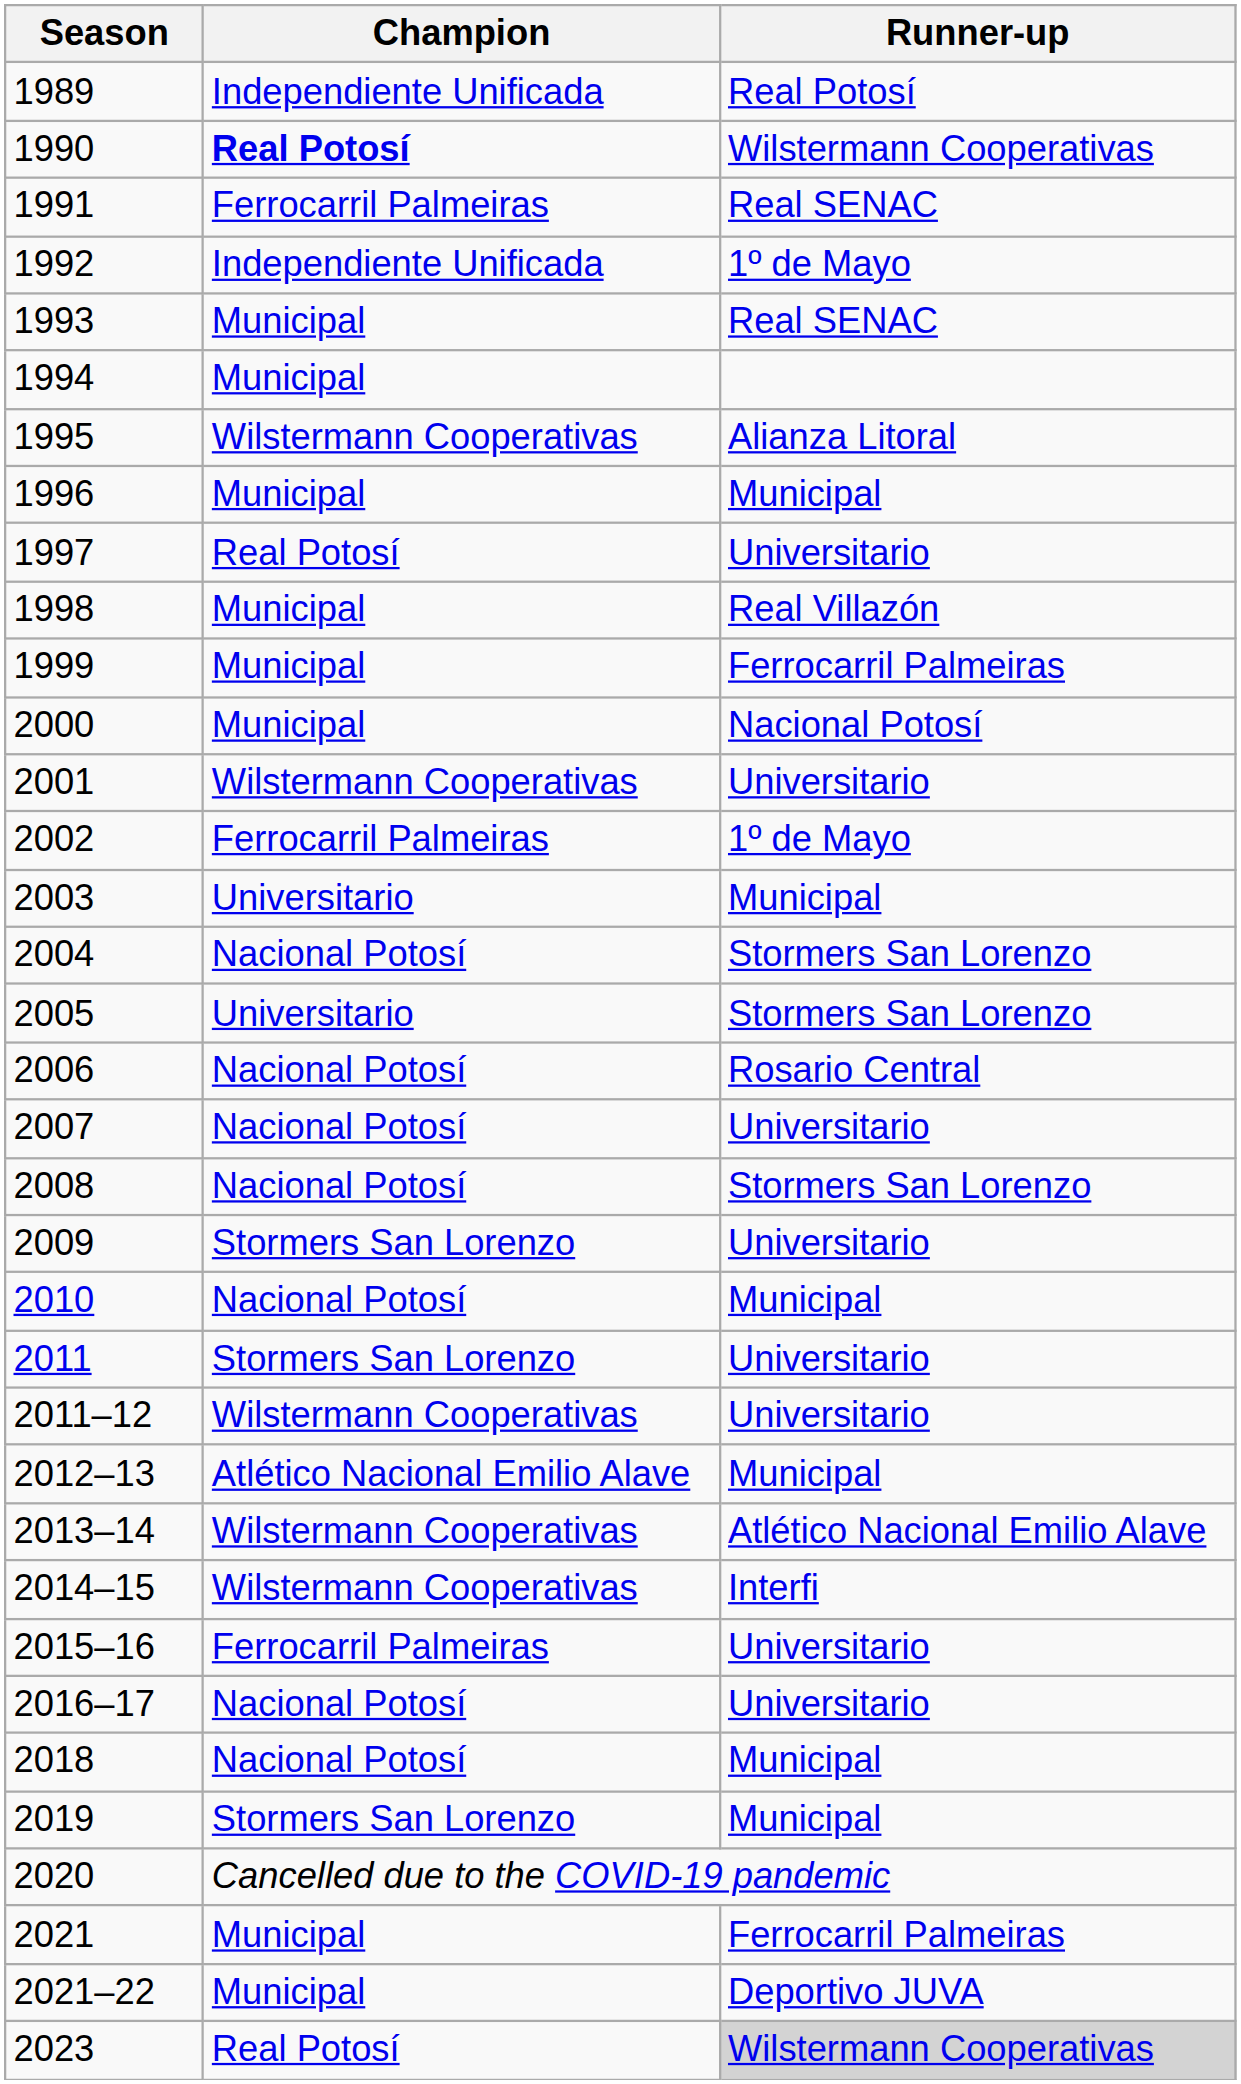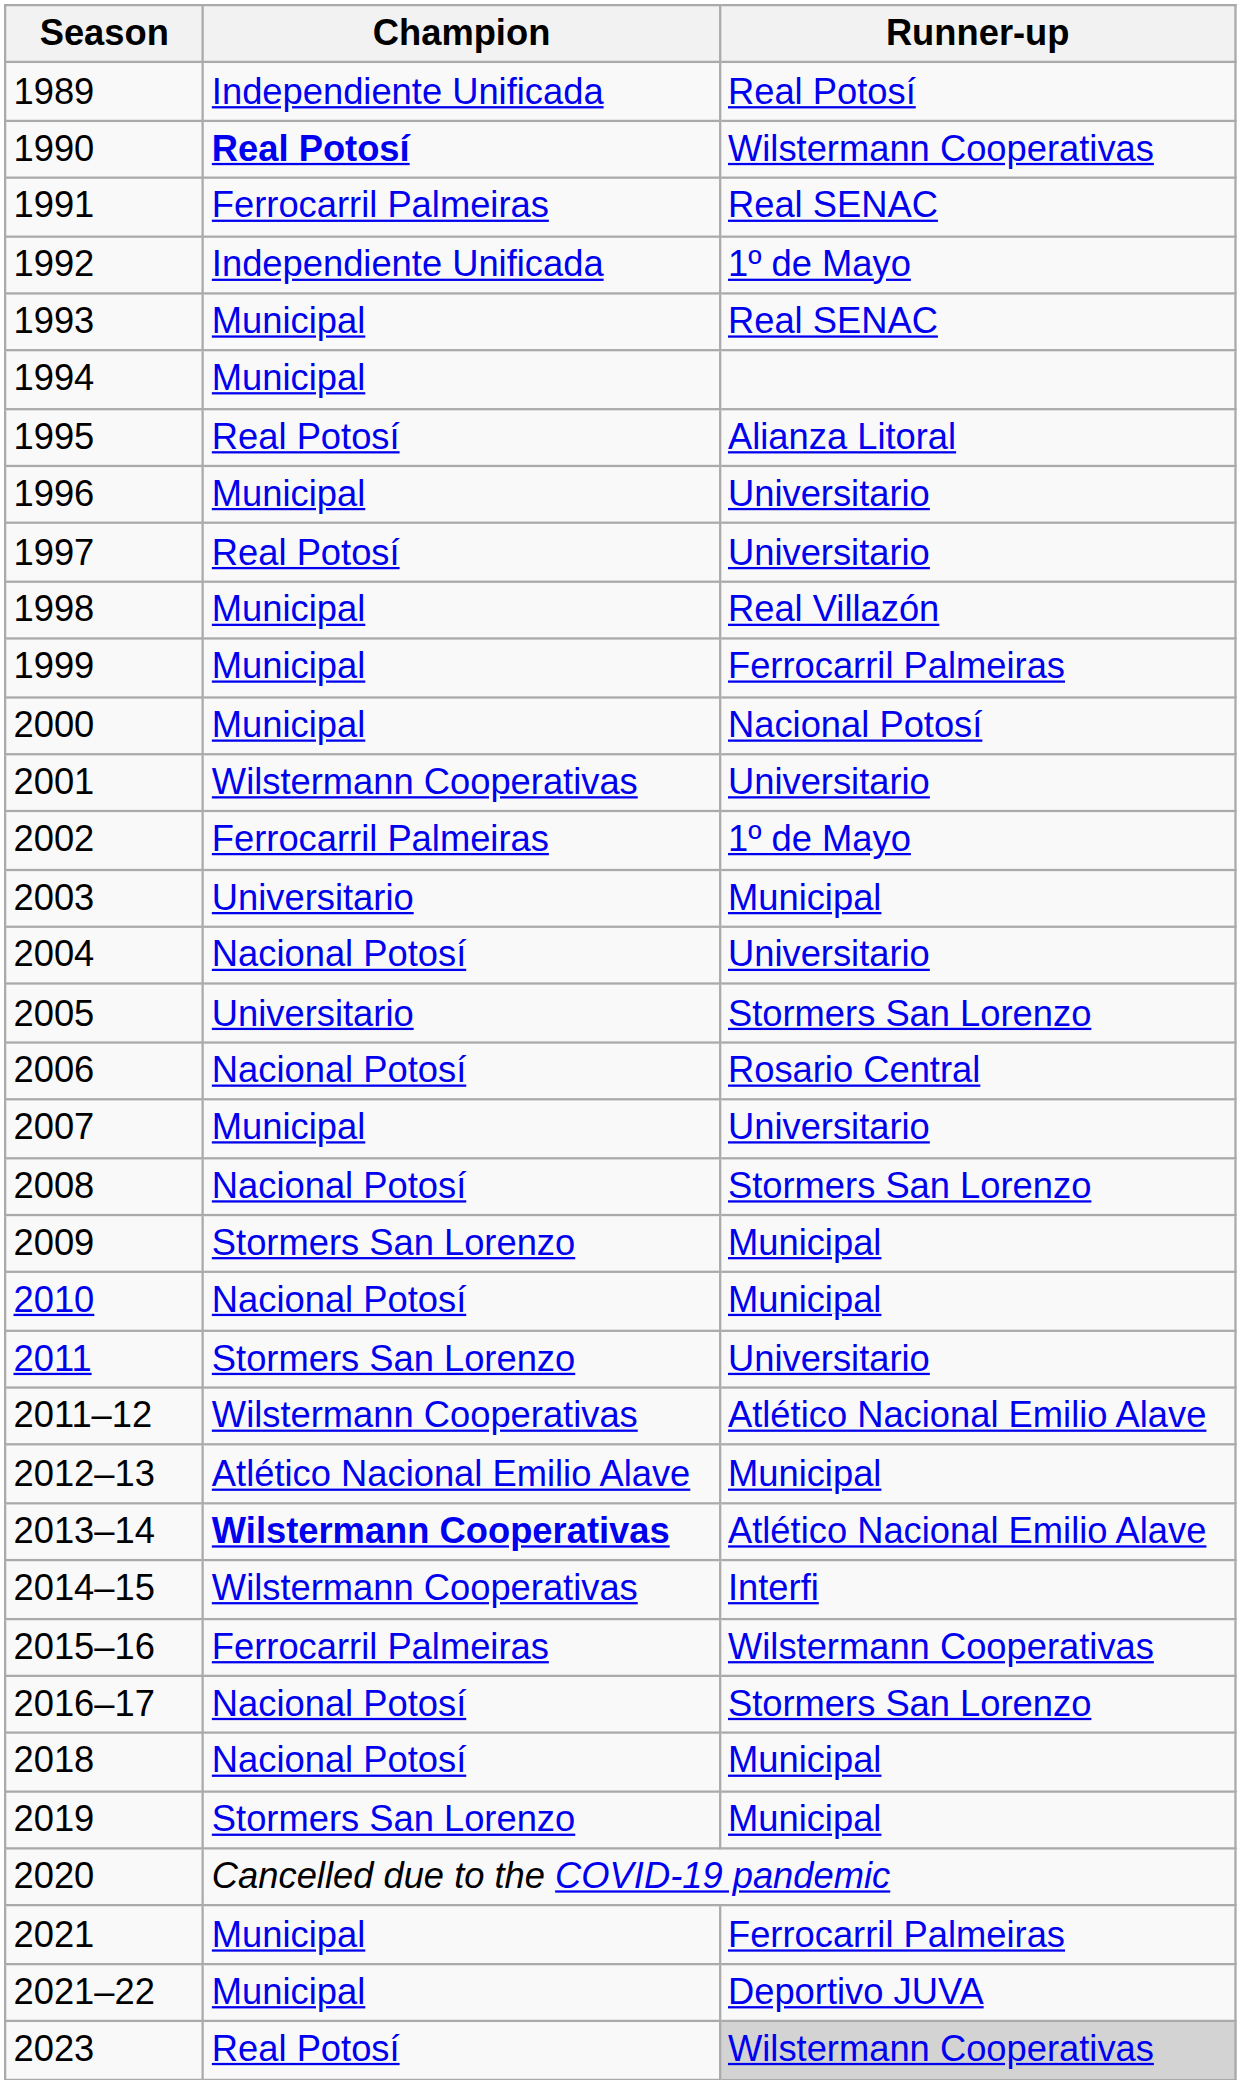(425, 436) Wilstermann Cooperativas -> (306, 436) Real Potosí
(805, 494) Municipal -> (829, 494) Universitario
(910, 954) Stormers San Lorenzo -> (829, 954) Universitario
(339, 1127) Nacional Potosí -> (289, 1127) Municipal
(829, 1242) Universitario -> (805, 1242) Municipal
(829, 1415) Universitario -> (967, 1415) Atlético Nacional Emilio Alave
(425, 1530) normal -> (441, 1530) bold
(829, 1646) Universitario -> (941, 1646) Wilstermann Cooperativas
(829, 1703) Universitario -> (910, 1703) Stormers San Lorenzo
